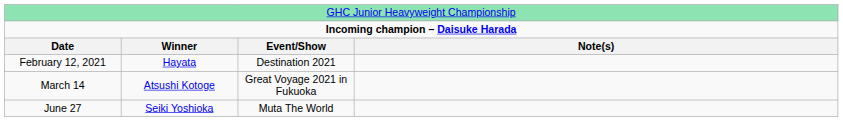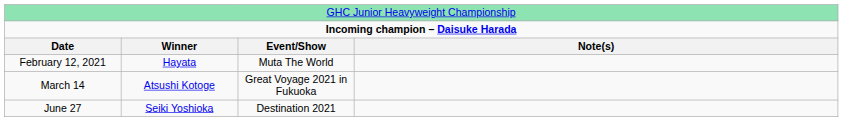(296, 63) Destination 2021 -> (296, 63) Muta The World
(296, 108) Muta The World -> (296, 108) Destination 2021
